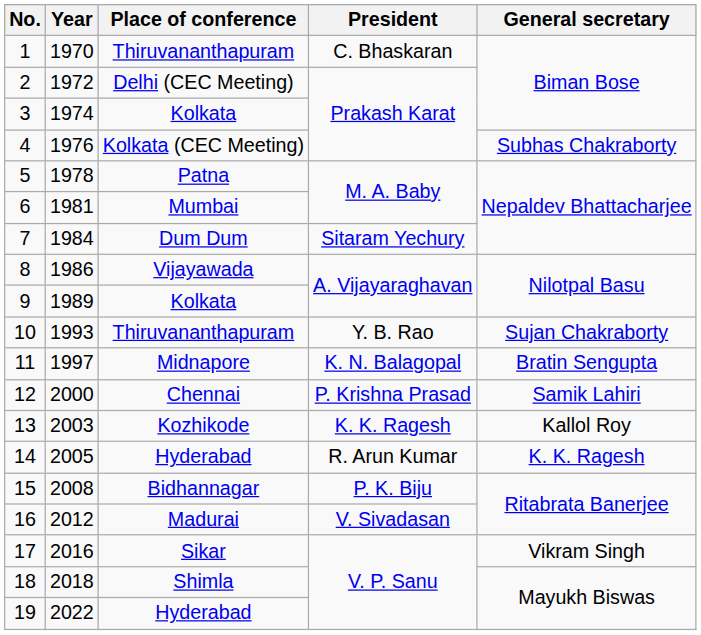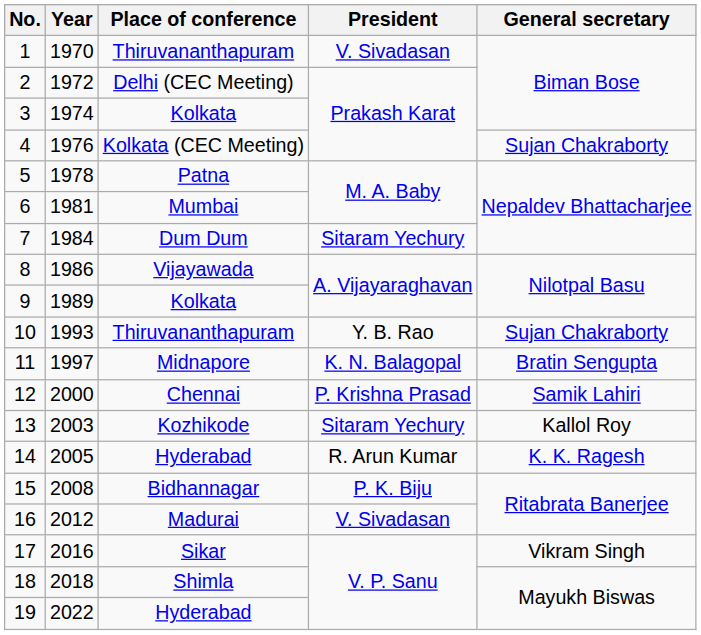(393, 51) C. Bhaskaran -> (393, 51) V. Sivadasan
(587, 144) Subhas Chakraborty -> (587, 144) Sujan Chakraborty
(393, 425) K. K. Ragesh -> (393, 425) Sitaram Yechury
